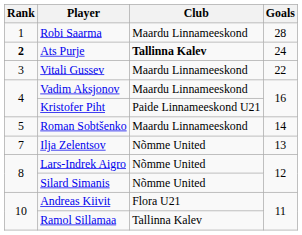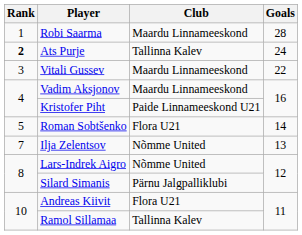(169, 51) bold -> (167, 51) normal
(190, 126) Maardu Linnameeskond -> (156, 126) Flora U21
(169, 182) Nõmme United -> (180, 182) Pärnu Jalgpalliklubi
